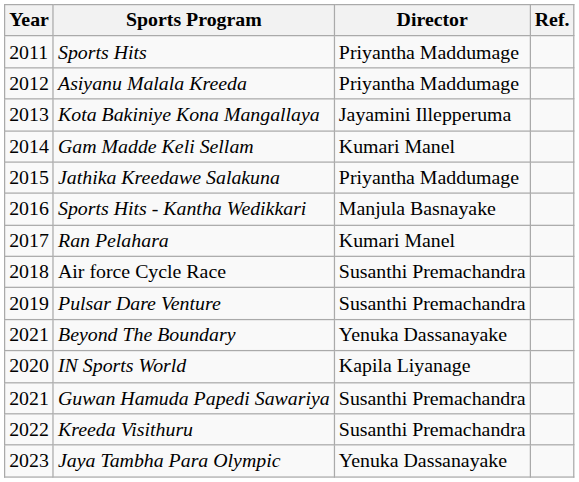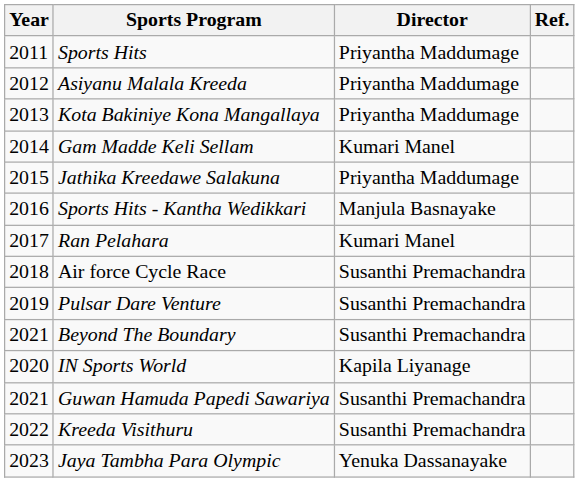(425, 114) Jayamini Illepperuma -> (429, 114) Priyantha Maddumage
(423, 334) Yenuka Dassanayake -> (432, 334) Susanthi Premachandra
